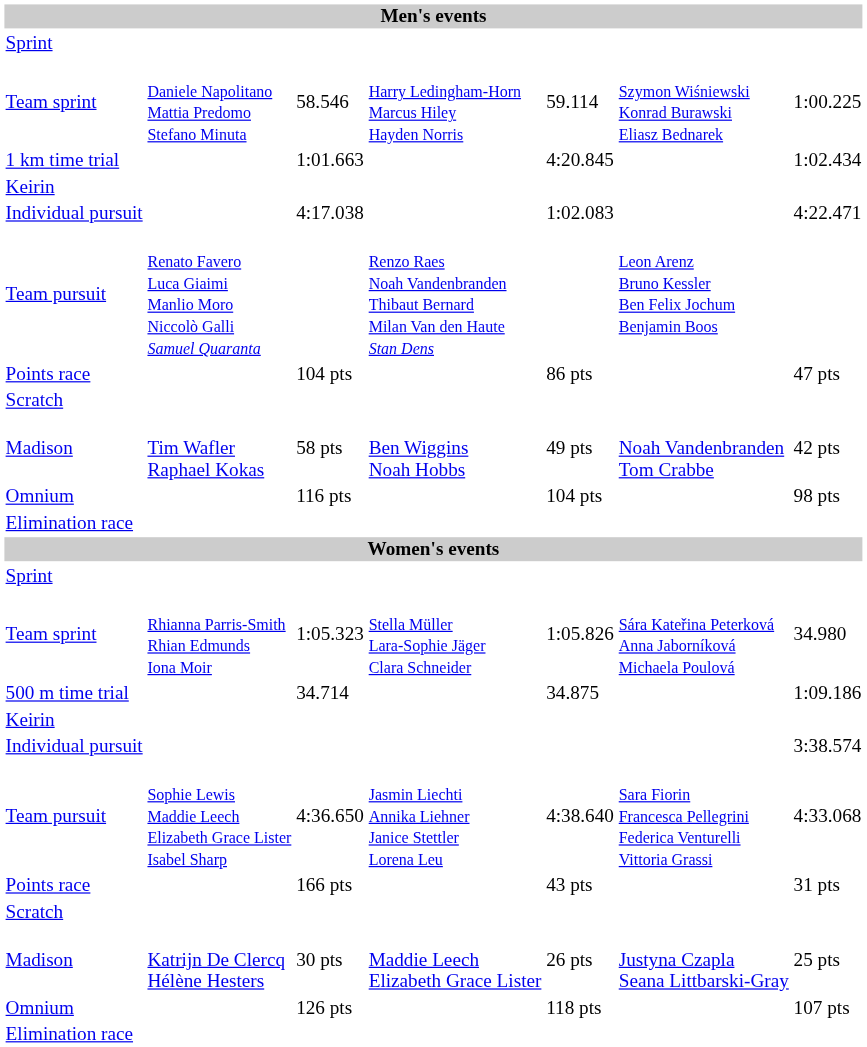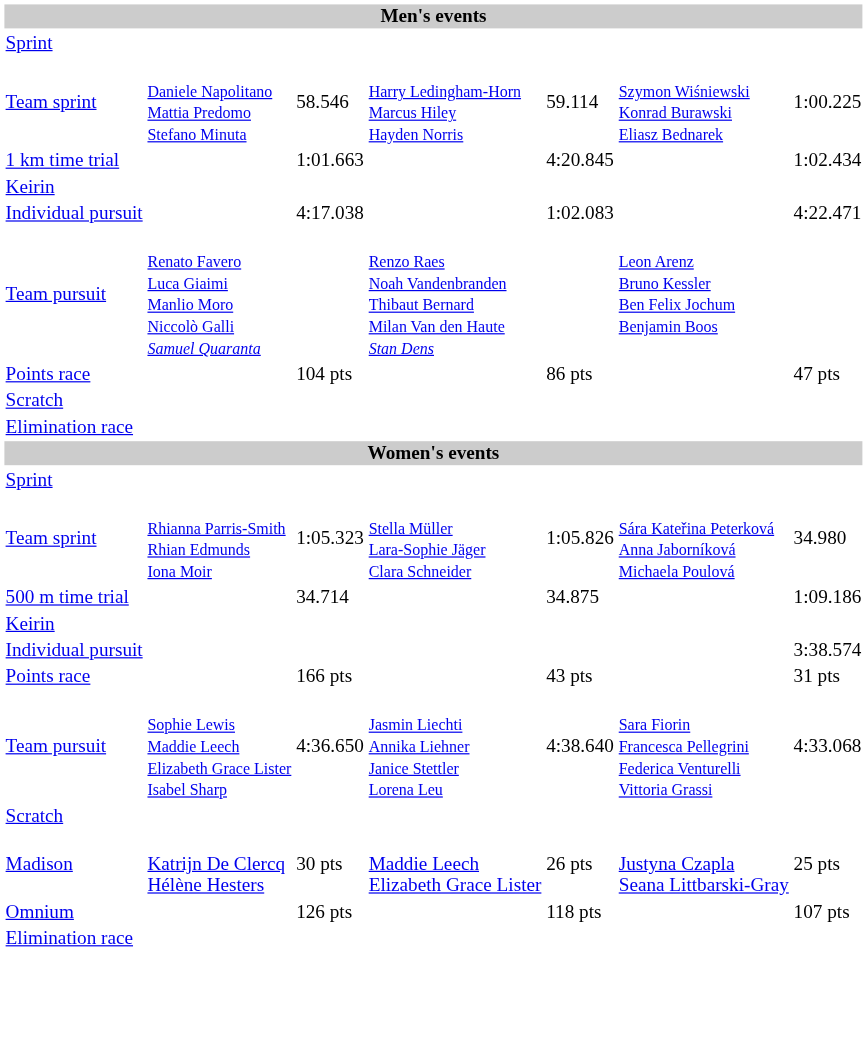- row: (39, 448)
- row: (40, 496)
rows swapped: (56, 815) <-> (48, 885)
